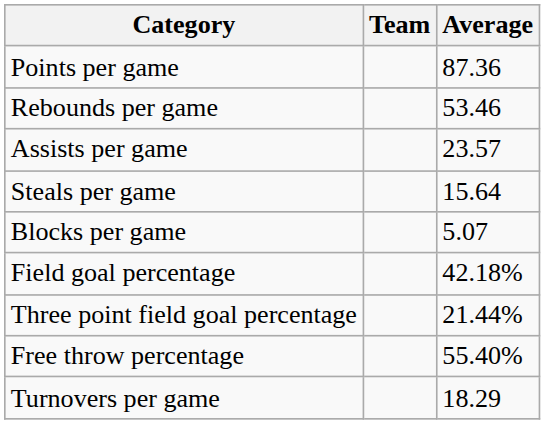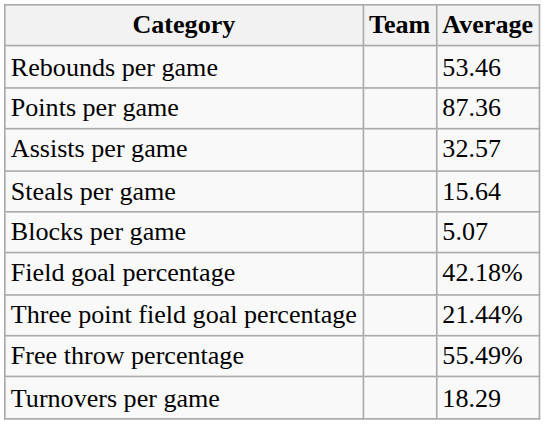rows swapped: (95, 66) <-> (114, 107)
(472, 149) 23.57 -> (472, 149) 32.57
(483, 356) 55.40% -> (483, 356) 55.49%
